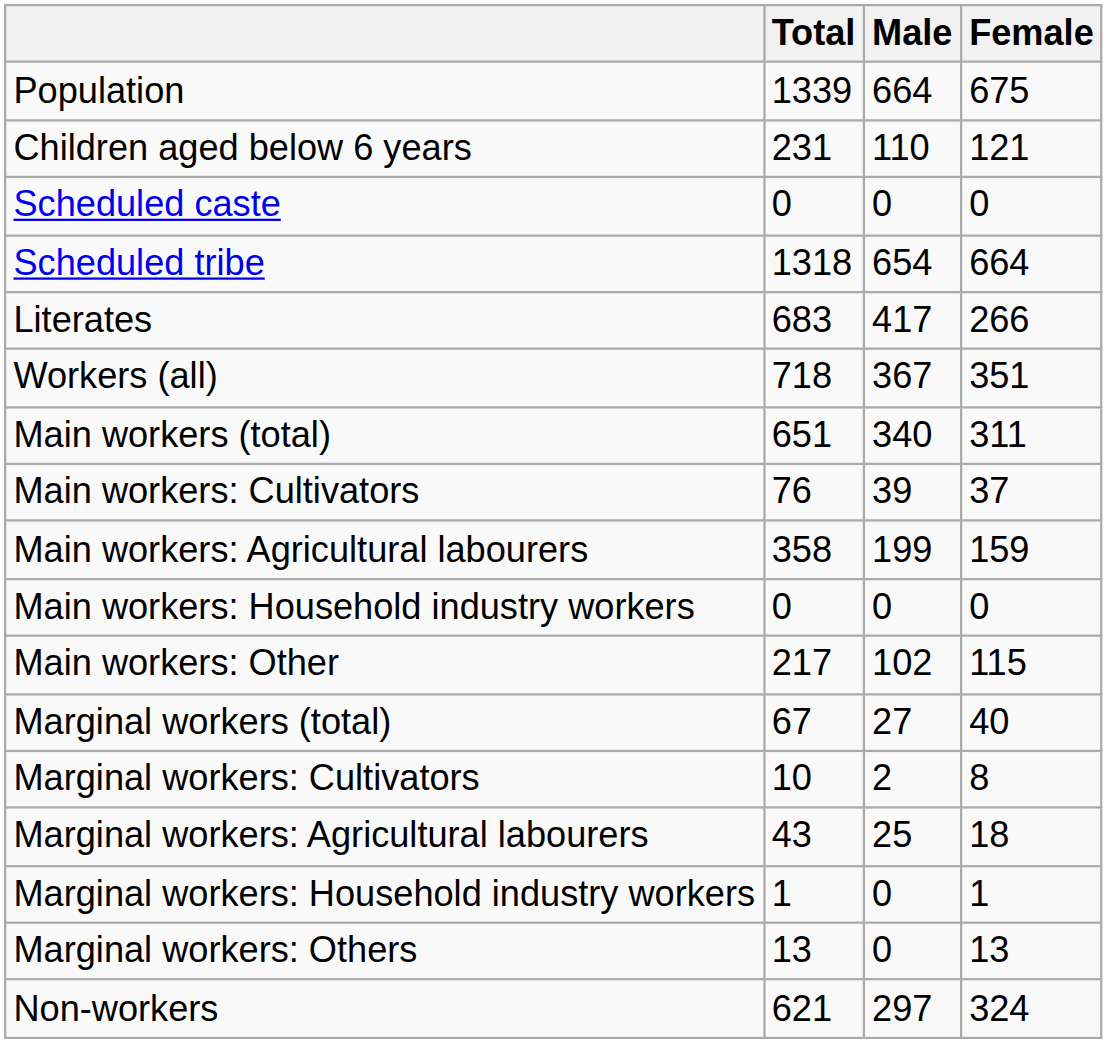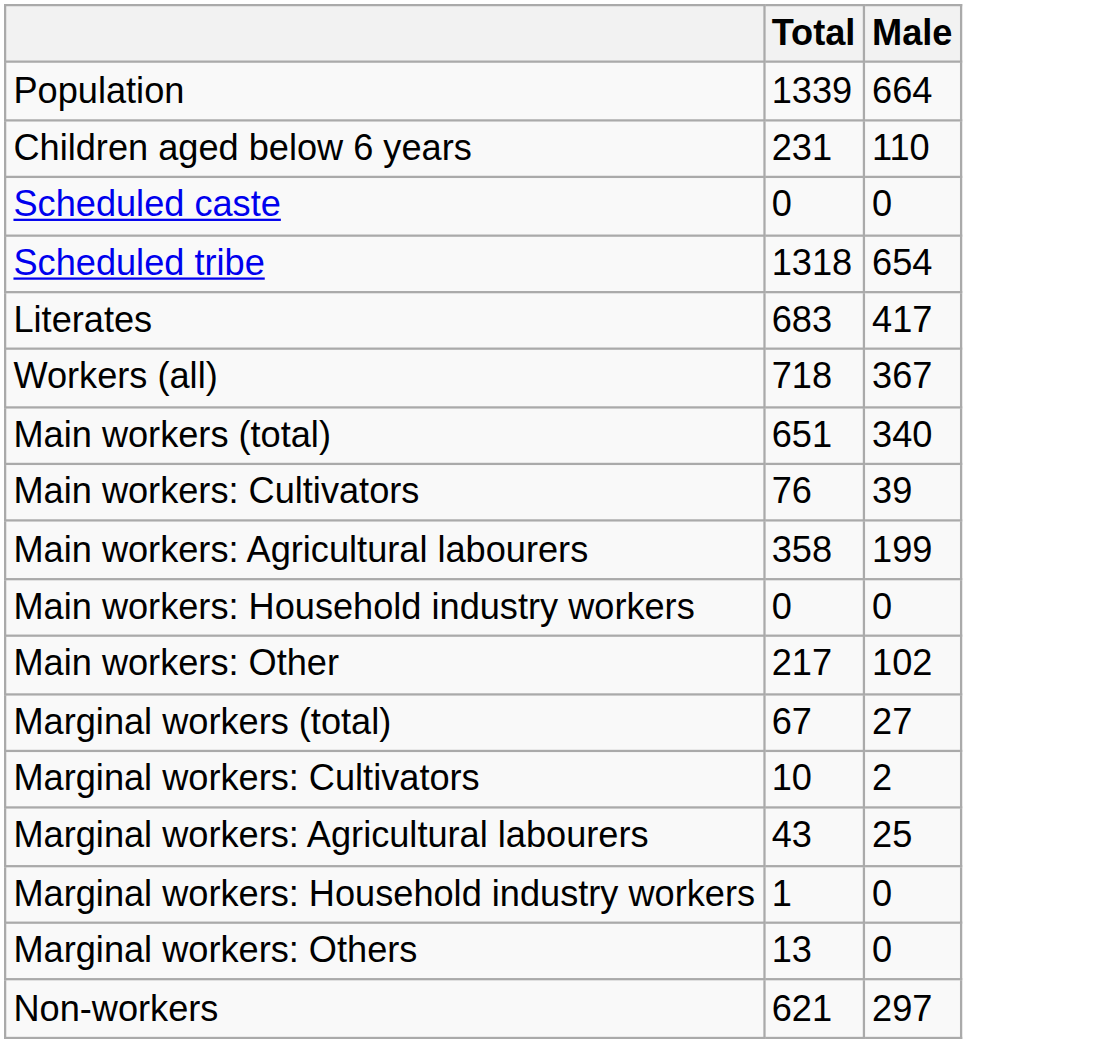- column: (1031, 33)
